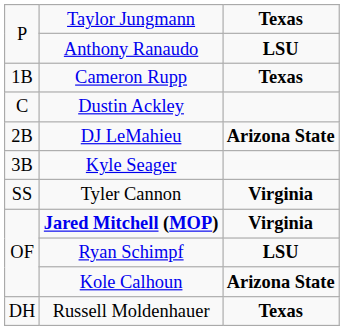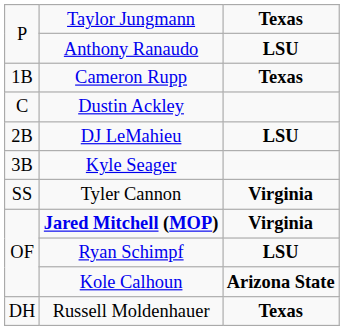(281, 135) Arizona State -> (281, 135) LSU
